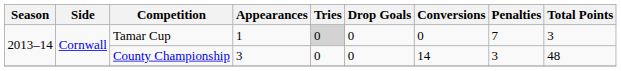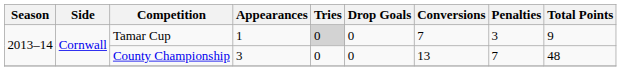(420, 35) 0 -> (420, 35) 7
(495, 35) 7 -> (495, 35) 3
(550, 35) 3 -> (550, 35) 9
(424, 55) 14 -> (424, 55) 13
(495, 55) 3 -> (495, 55) 7
